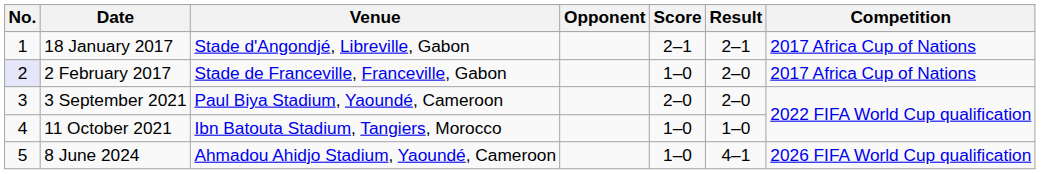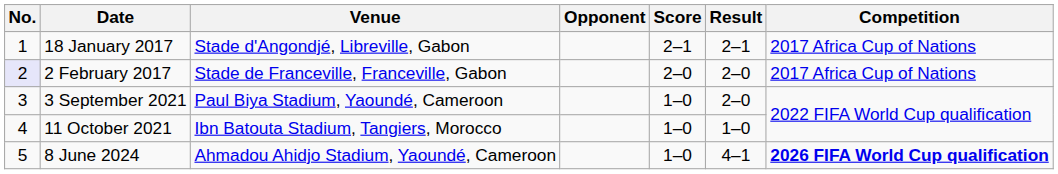(678, 73) 1–0 -> (678, 73) 2–0
(678, 100) 2–0 -> (678, 100) 1–0
(901, 155) normal -> (910, 155) bold
